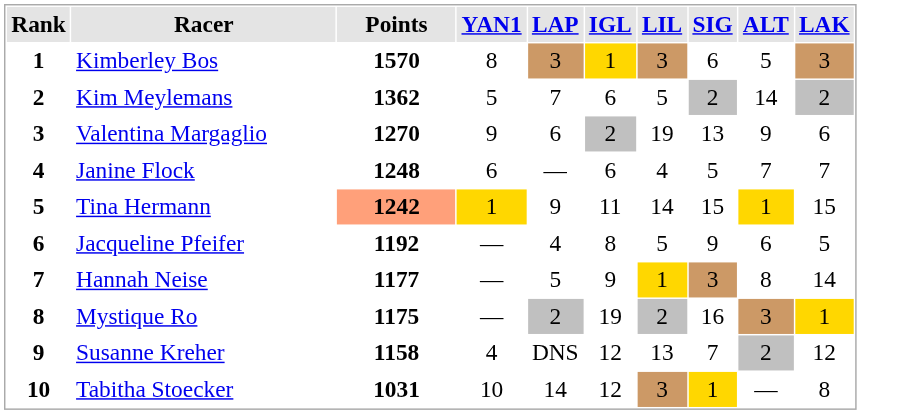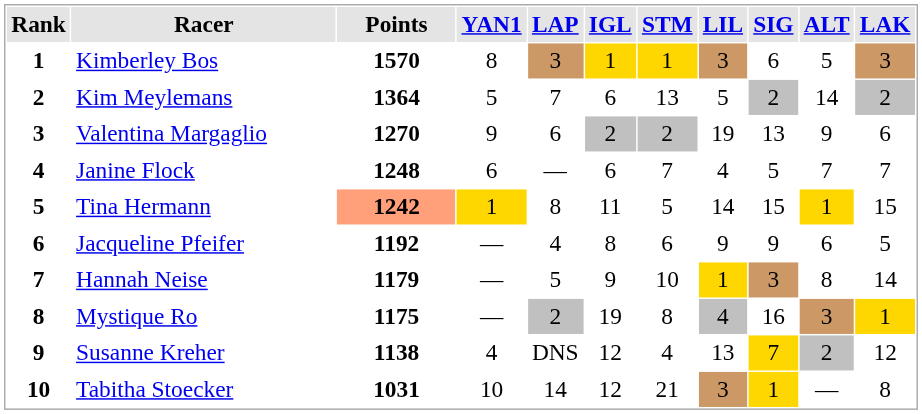+ column: (667, 24)
(397, 97) 1362 -> (397, 97) 1364
(555, 206) 9 -> (555, 206) 8
(662, 243) 5 -> (723, 243) 9
(397, 279) 1177 -> (397, 279) 1179
(662, 316) 2 -> (723, 316) 4
(397, 352) 1158 -> (397, 352) 1138
(713, 352) no background -> (773, 352) gold background
